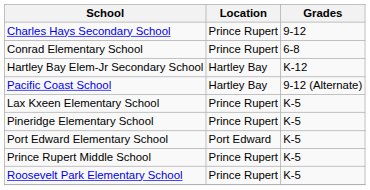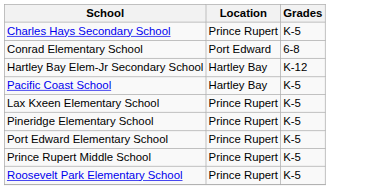(295, 31) 9-12 -> (292, 31) K-5
(243, 49) Prince Rupert -> (240, 49) Port Edward
(323, 85) 9-12 (Alternate) -> (292, 85) K-5
(240, 139) Port Edward -> (243, 139) Prince Rupert
